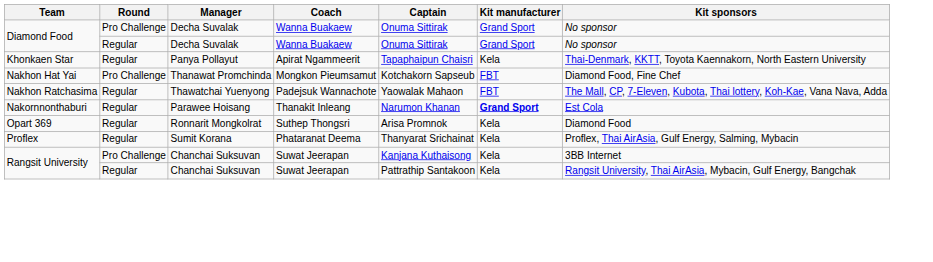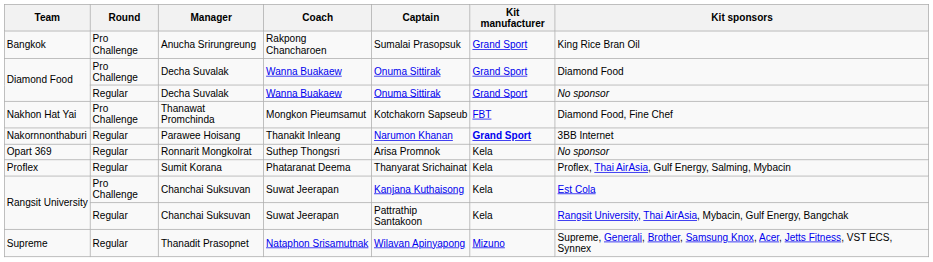+ row: (26, 44)
(591, 28) No sponsor -> (591, 71) Diamond Food
- row: (40, 59)
- row: (52, 91)
(584, 107) Est Cola -> (586, 136) 3BB Internet
(598, 123) Diamond Food -> (583, 151) No sponsor
(593, 155) 3BB Internet -> (577, 189) Est Cola
+ row: (27, 243)
